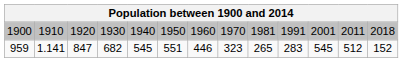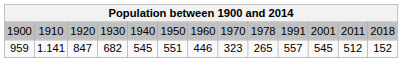(263, 31) 1981 -> (263, 31) 1978
(293, 48) 283 -> (293, 48) 557
